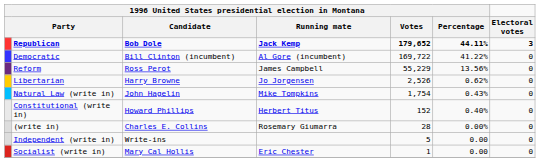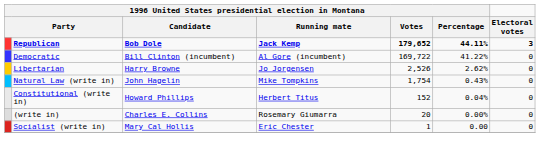- row: (27, 69)
(476, 81) 0.62% -> (476, 69) 2.62%
(476, 110) 0.40% -> (476, 98) 0.04%
(426, 127) 28 -> (426, 115) 20
- row: (64, 139)
